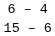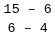rows swapped: (28, 29) <-> (28, 9)
